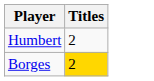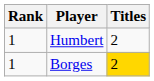+ column: (25, 16)
